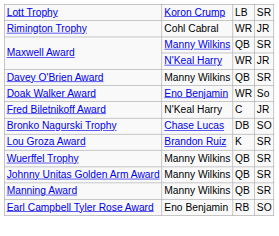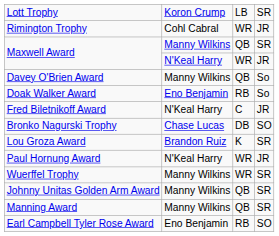(264, 77) SR -> (263, 77) So
(244, 93) WR -> (242, 93) RB
+ row: (54, 158)
(242, 158) QB -> (244, 175) WR
